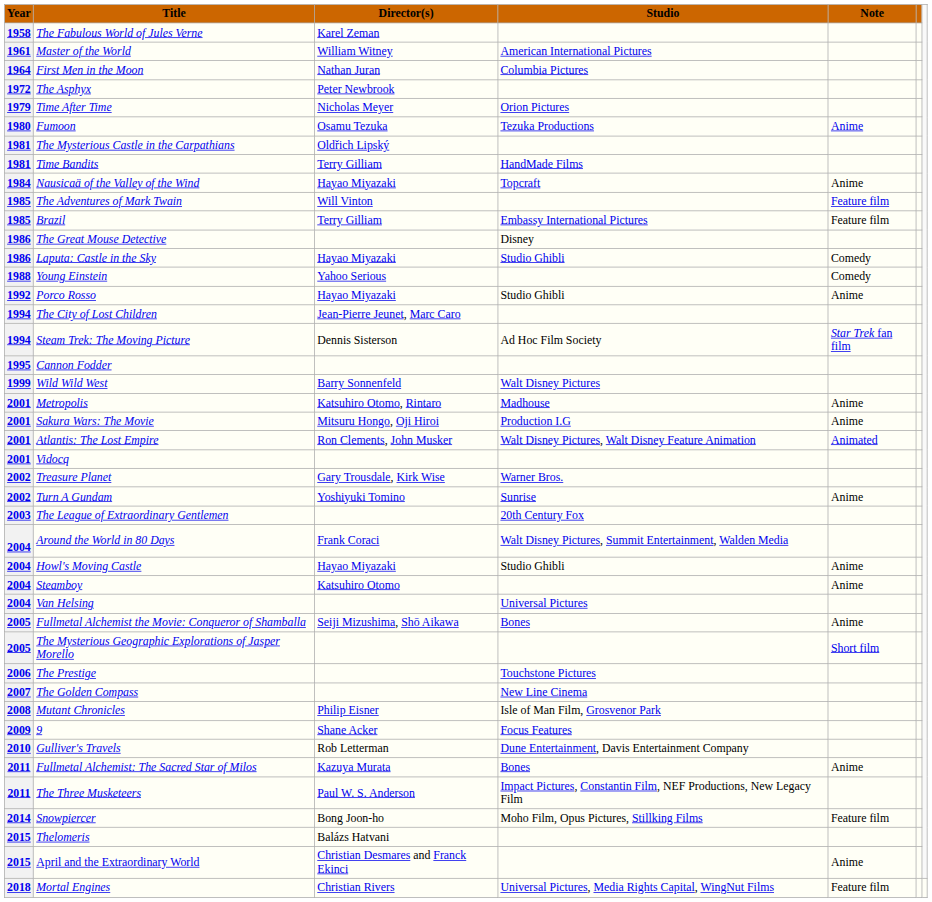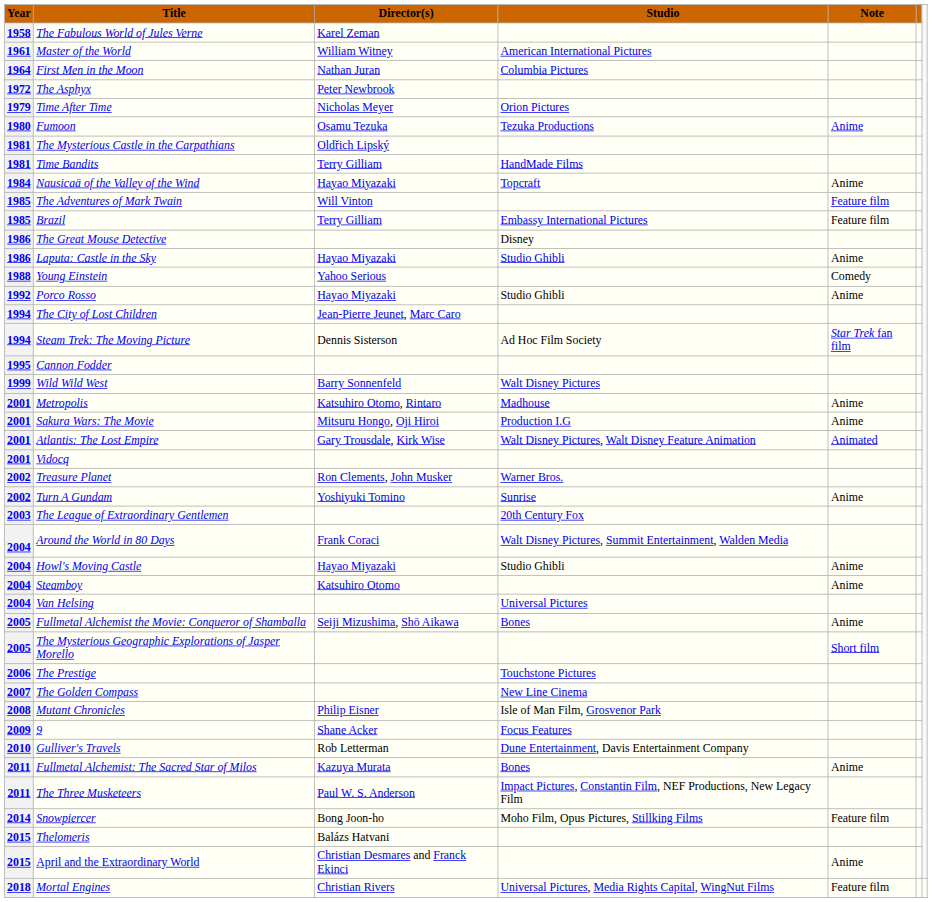(851, 257) Comedy -> (847, 257) Anime
(385, 440) Ron Clements, John Musker -> (381, 440) Gary Trousdale, Kirk Wise
(381, 477) Gary Trousdale, Kirk Wise -> (385, 477) Ron Clements, John Musker
